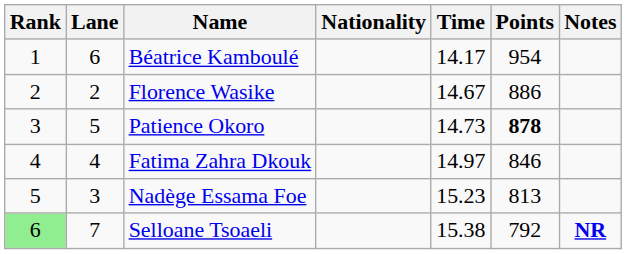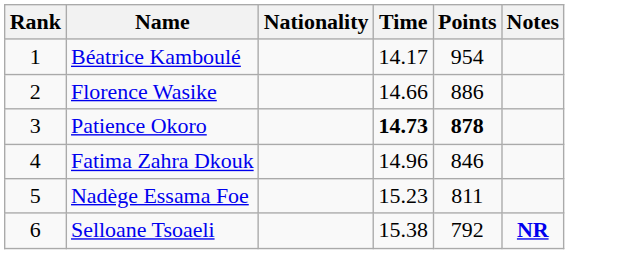- column: (95, 21)
(461, 91) 14.67 -> (403, 91) 14.66
(461, 126) normal -> (403, 126) bold
(461, 160) 14.97 -> (403, 160) 14.96
(525, 195) 813 -> (467, 195) 811
(35, 230) lightgreen background -> (35, 230) no background
